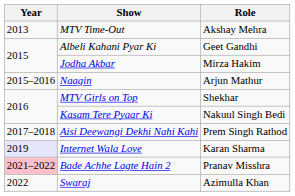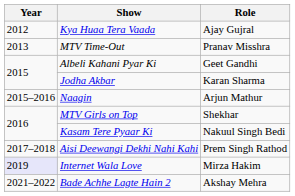+ row: (108, 30)
(235, 30) Akshay Mehra -> (237, 47) Pranav Misshra
(232, 64) Mirza Hakim -> (234, 81) Karan Sharma
(234, 149) Karan Sharma -> (232, 166) Mirza Hakim
(31, 166) pink background -> (31, 183) no background
(237, 166) Pranav Misshra -> (235, 183) Akshay Mehra
- row: (75, 183)
